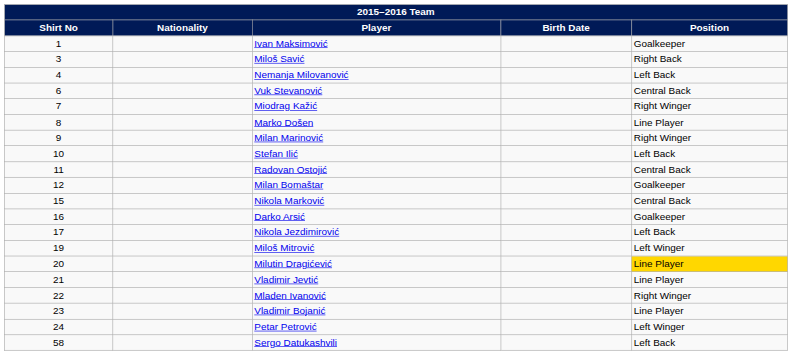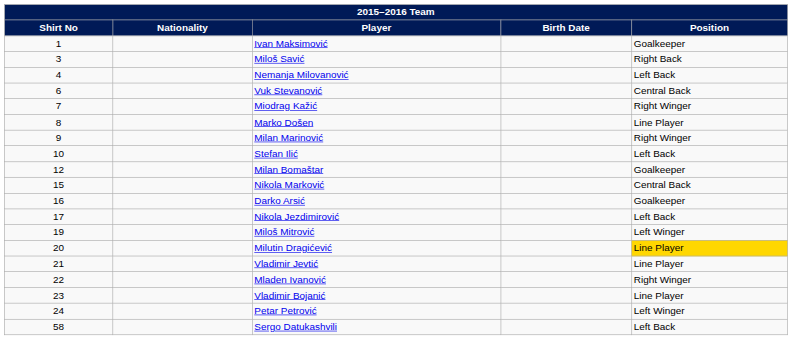- row: (291, 169)
